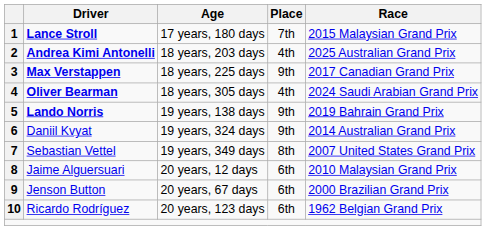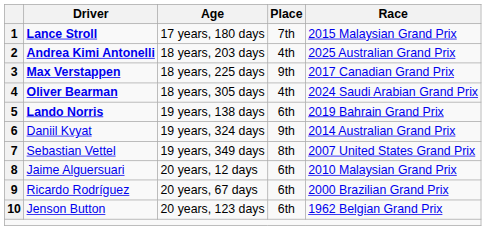(286, 111) 9th -> (286, 111) 6th
(66, 190) Jenson Button -> (78, 190) Ricardo Rodríguez
(78, 209) Ricardo Rodríguez -> (66, 209) Jenson Button
